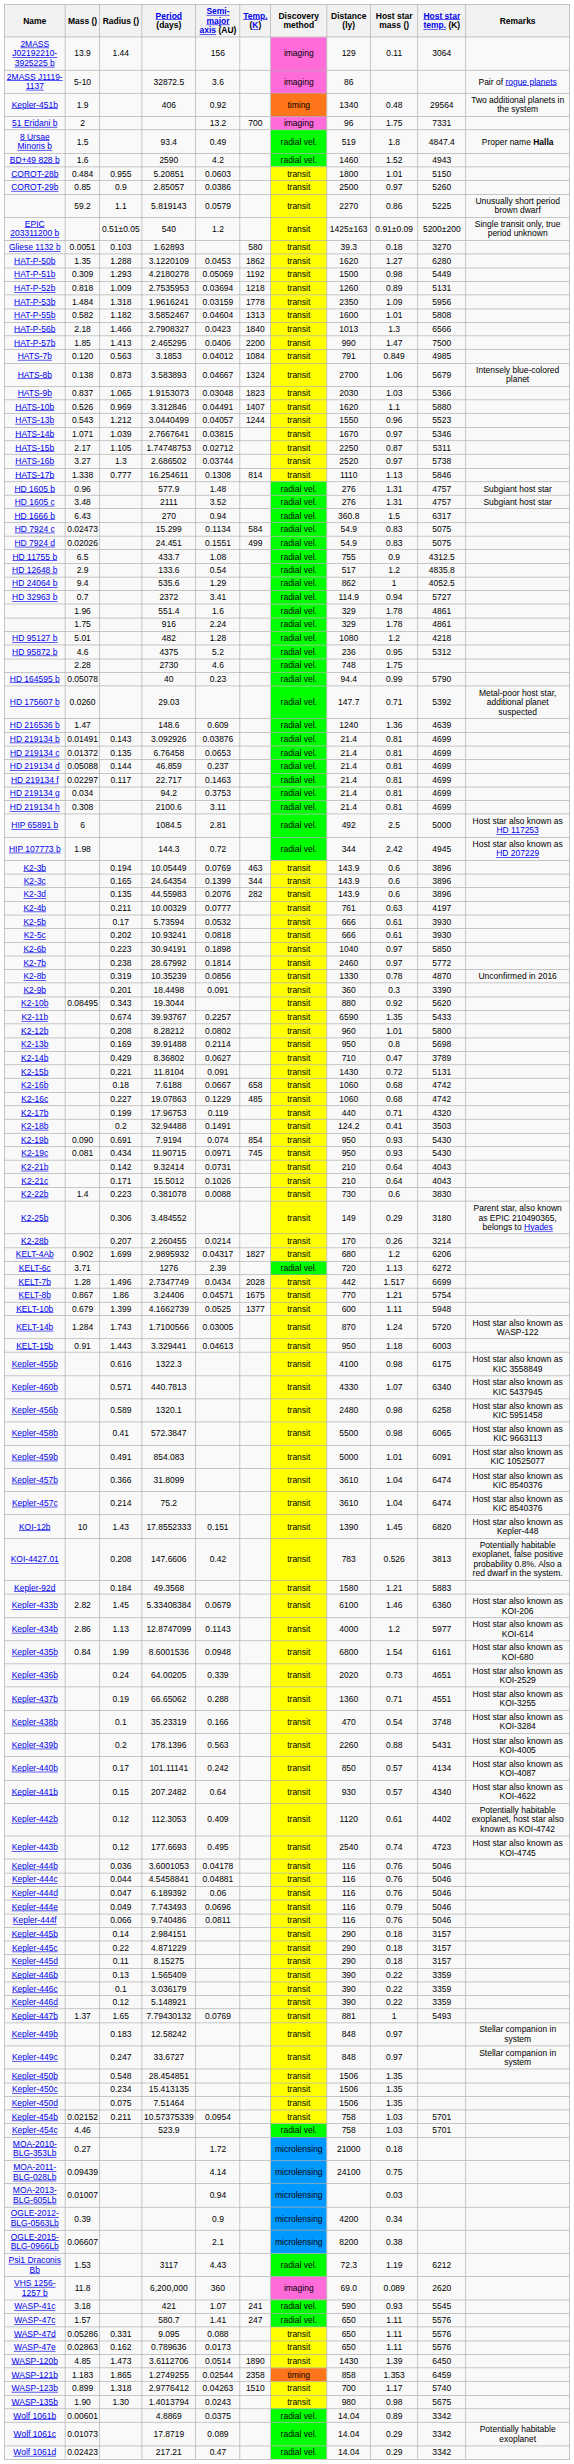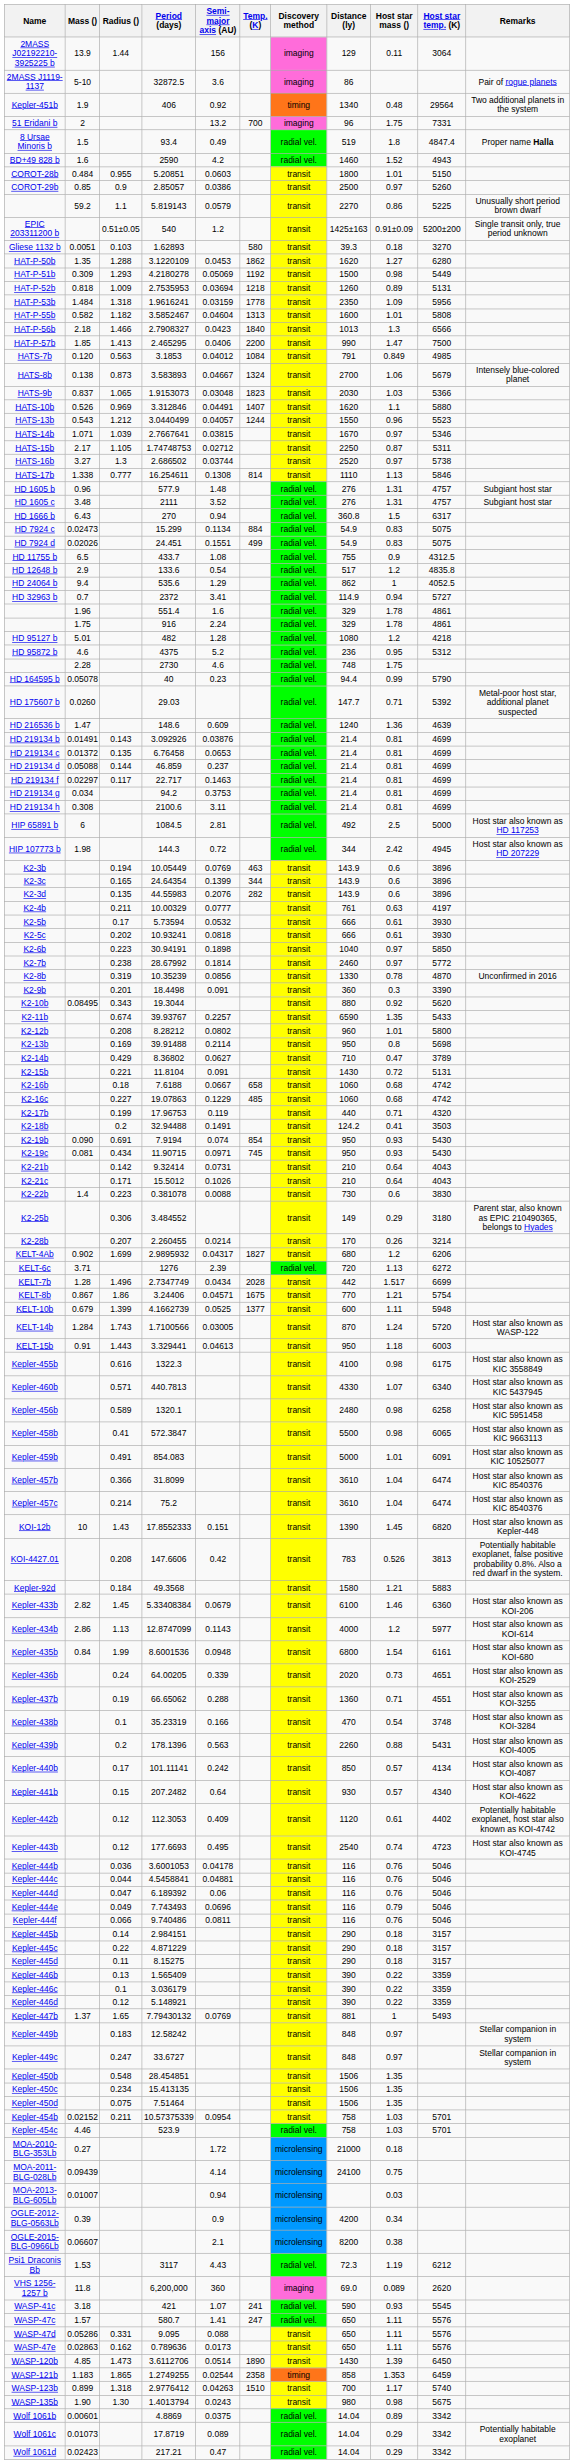(255, 530) 584 -> (255, 530) 884
